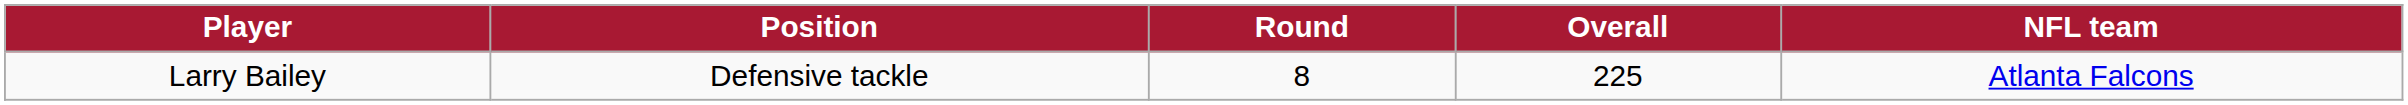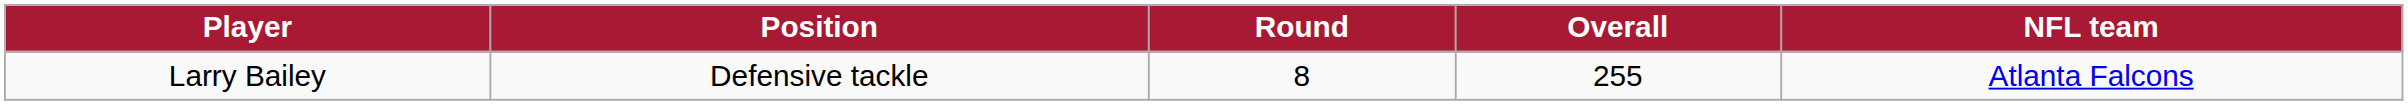(1618, 75) 225 -> (1618, 75) 255
